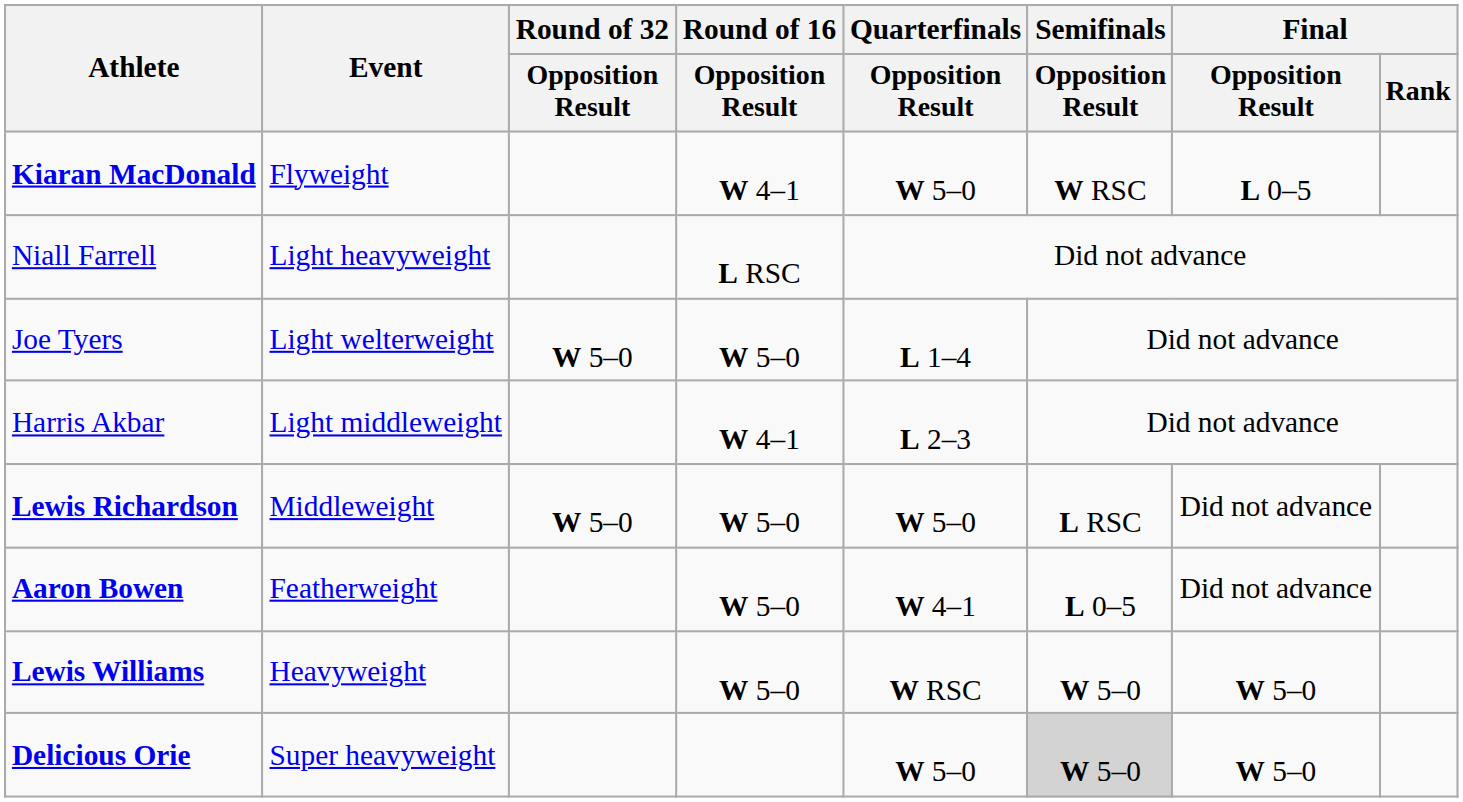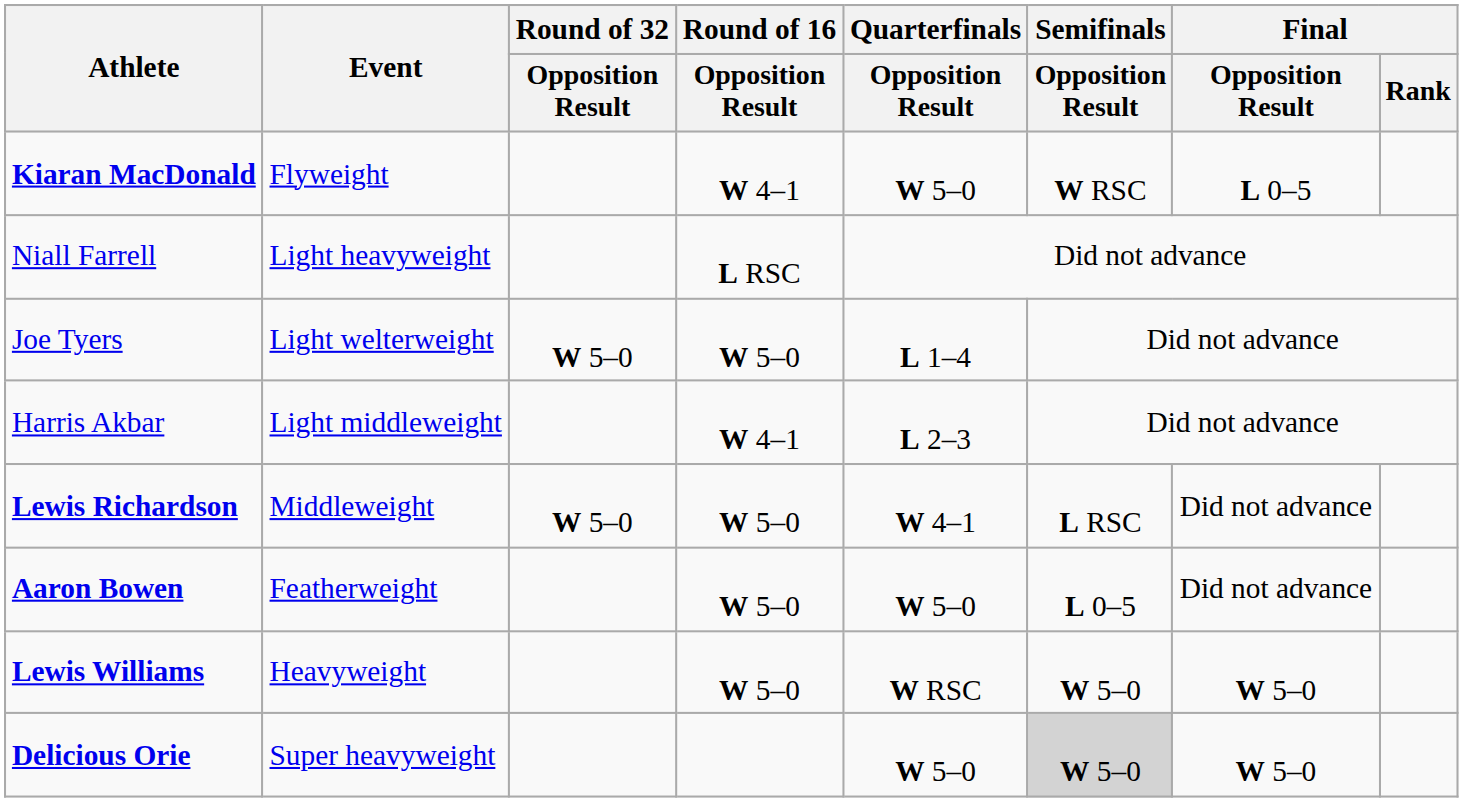(936, 523) W 5–0 -> (936, 523) W 4–1
(936, 606) W 4–1 -> (936, 606) W 5–0
